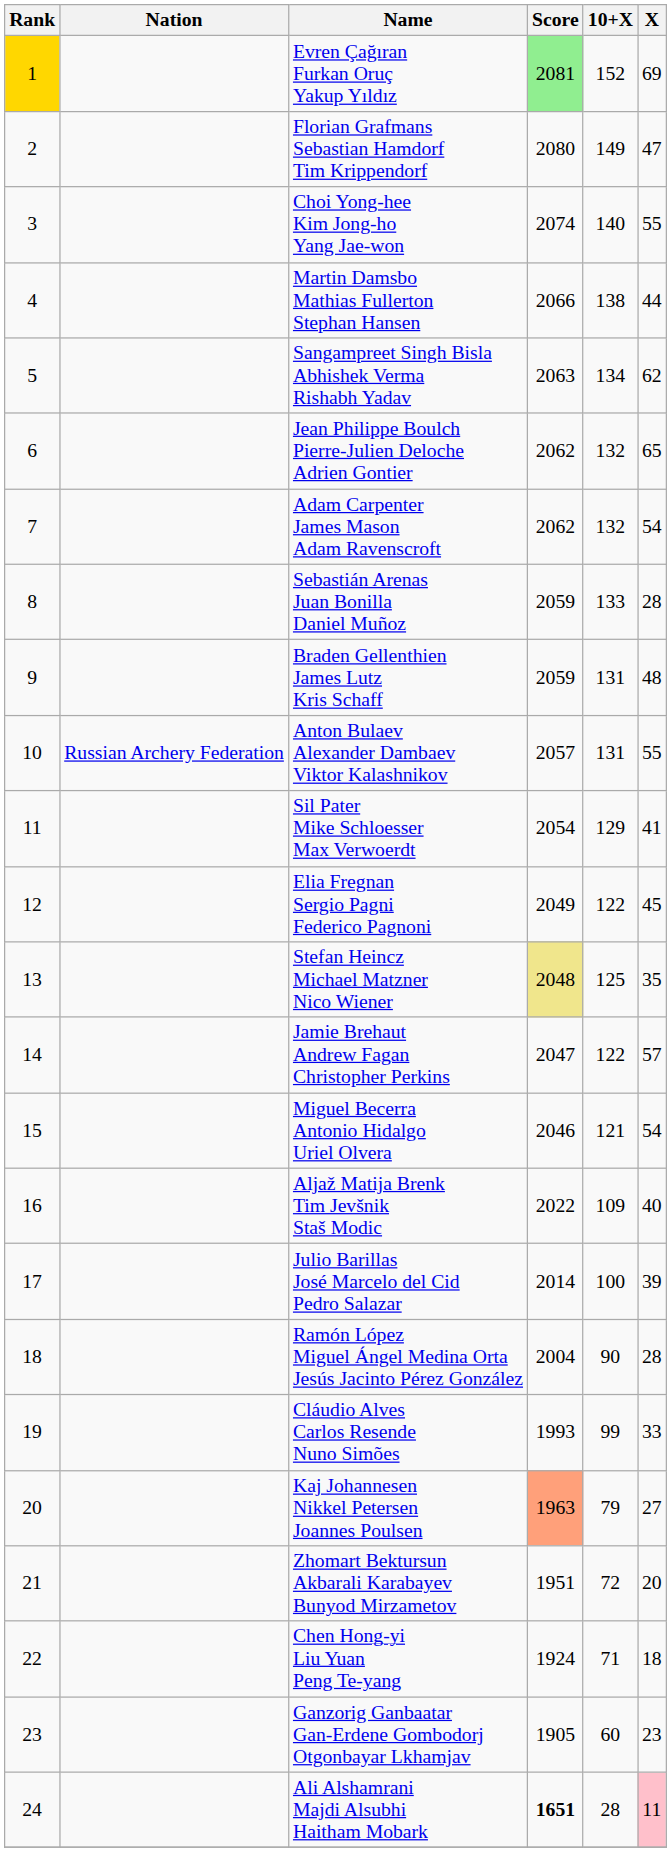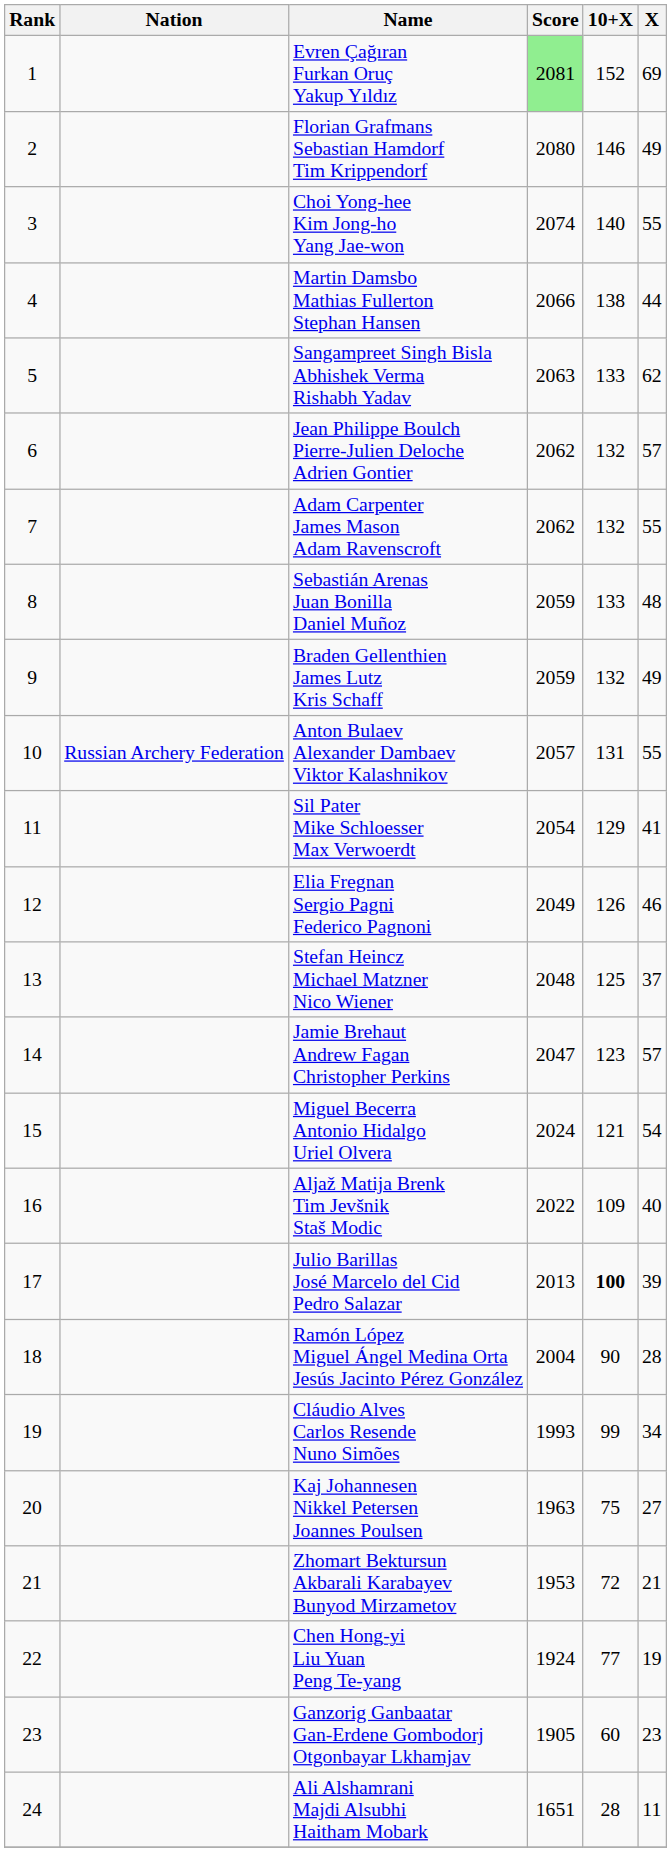(32, 73) gold background -> (32, 73) no background
(610, 148) 149 -> (610, 148) 146
(652, 148) 47 -> (652, 148) 49
(610, 375) 134 -> (610, 375) 133
(652, 450) 65 -> (652, 450) 57
(652, 526) 54 -> (652, 526) 55
(652, 601) 28 -> (652, 601) 48
(610, 677) 131 -> (610, 677) 132
(652, 677) 48 -> (652, 677) 49
(610, 903) 122 -> (610, 903) 126
(652, 903) 45 -> (652, 903) 46
(555, 979) khaki background -> (555, 979) no background
(652, 979) 35 -> (652, 979) 37
(610, 1054) 122 -> (610, 1054) 123
(555, 1130) 2046 -> (555, 1130) 2024
(555, 1281) 2014 -> (555, 1281) 2013
(610, 1281) normal -> (610, 1281) bold
(652, 1432) 33 -> (652, 1432) 34
(555, 1507) lightsalmon background -> (555, 1507) no background
(610, 1507) 79 -> (610, 1507) 75
(555, 1583) 1951 -> (555, 1583) 1953
(652, 1583) 20 -> (652, 1583) 21
(610, 1658) 71 -> (610, 1658) 77
(652, 1658) 18 -> (652, 1658) 19
(555, 1809) bold -> (555, 1809) normal
(652, 1809) pink background -> (652, 1809) no background
